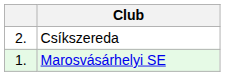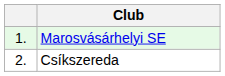rows swapped: (103, 60) <-> (80, 37)
